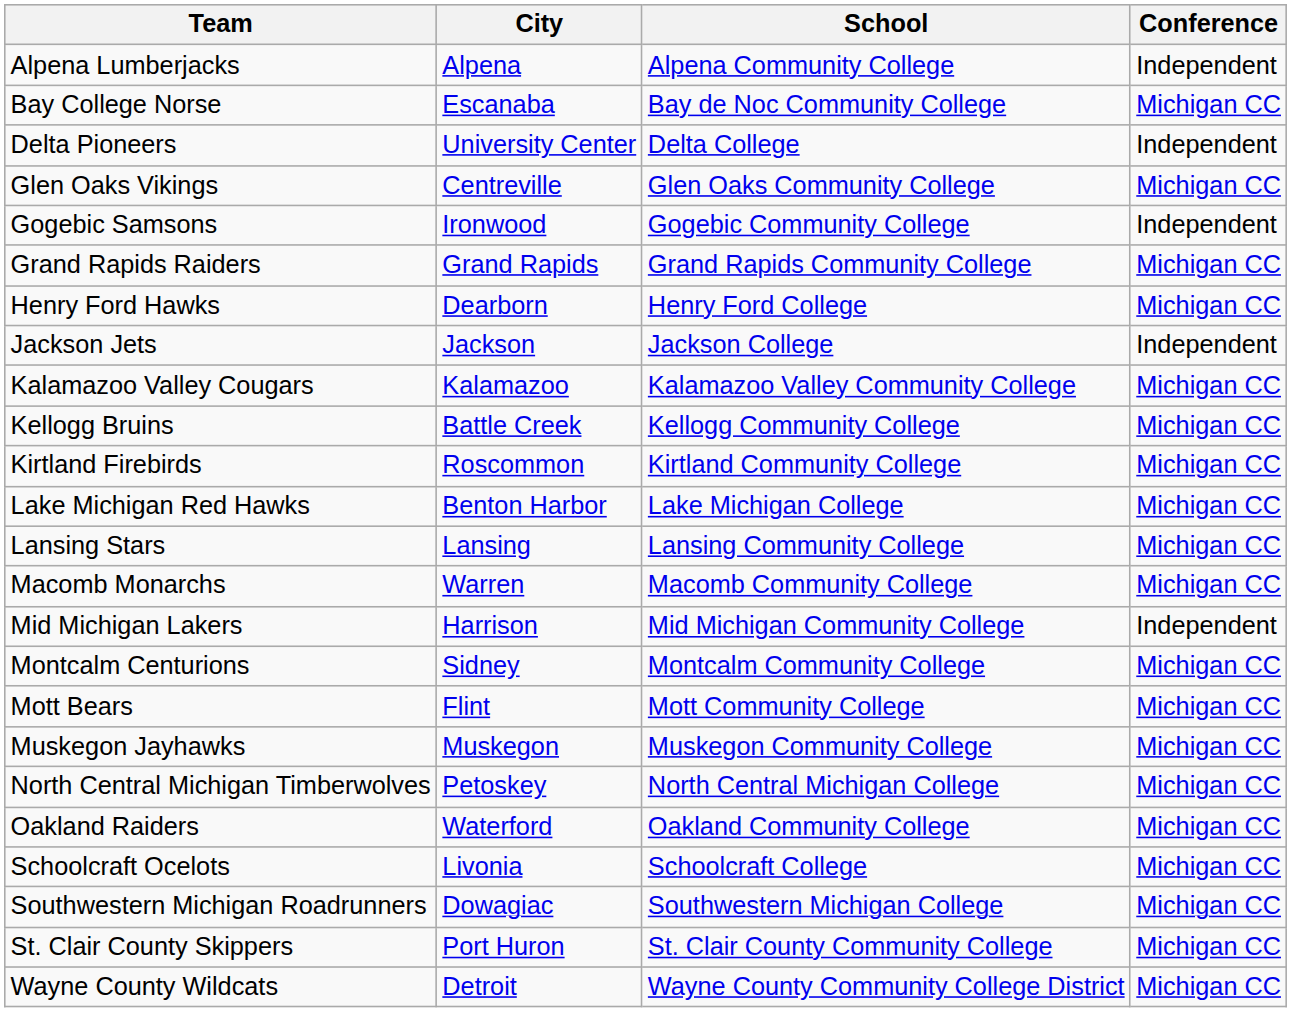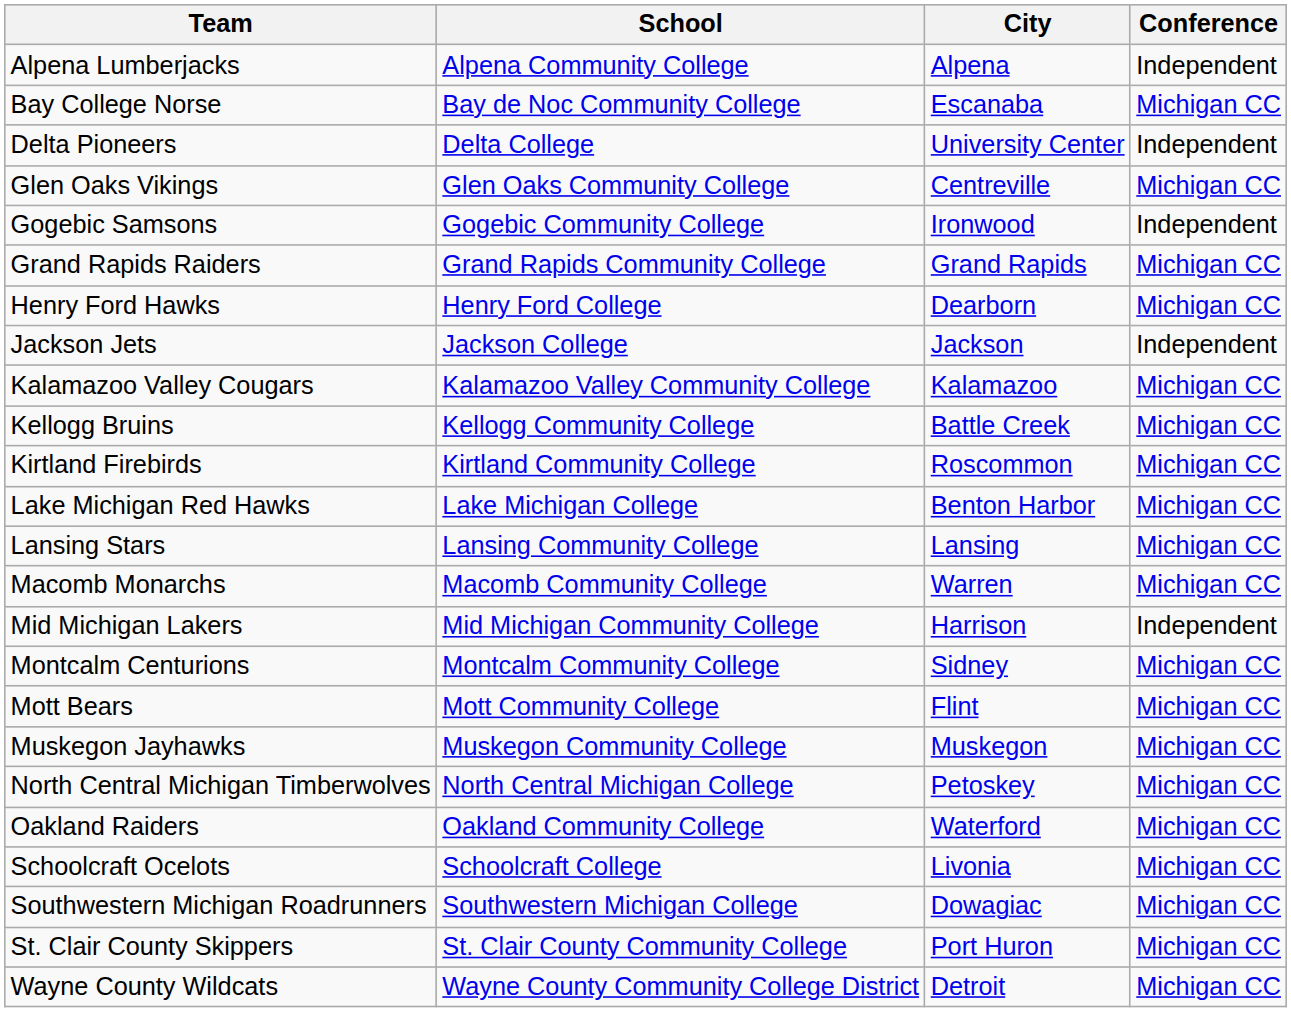columns swapped: (886, 24) <-> (539, 24)
